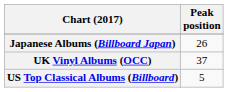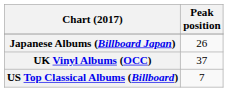(202, 78) 5 -> (202, 78) 7
